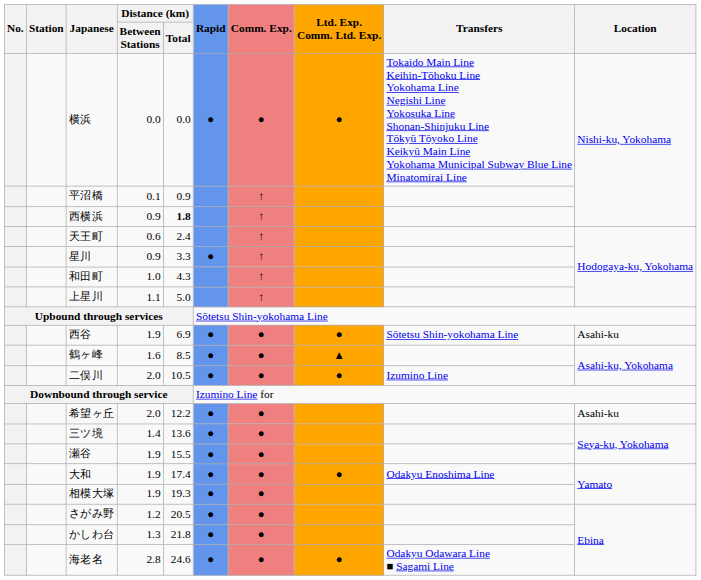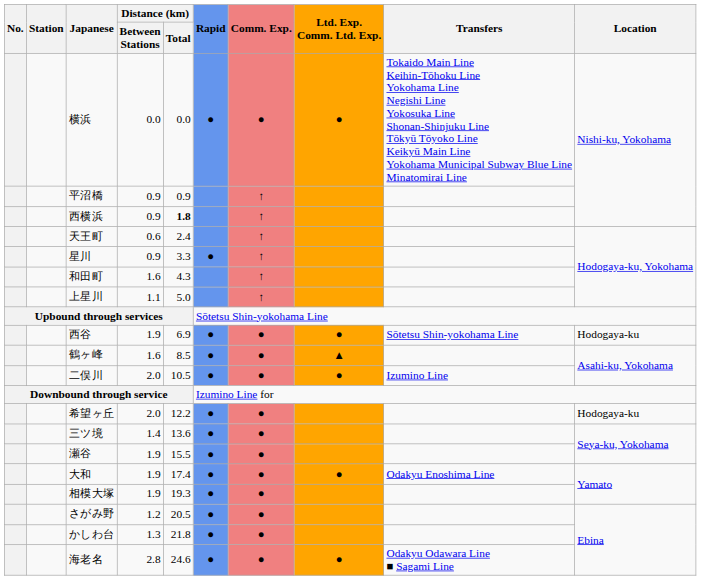(153, 196) 0.1 -> (153, 196) 0.9
(153, 277) 1.0 -> (153, 277) 1.6
(598, 335) Asahi-ku -> (608, 335) Hodogaya-ku
(598, 413) Asahi-ku -> (608, 413) Hodogaya-ku
